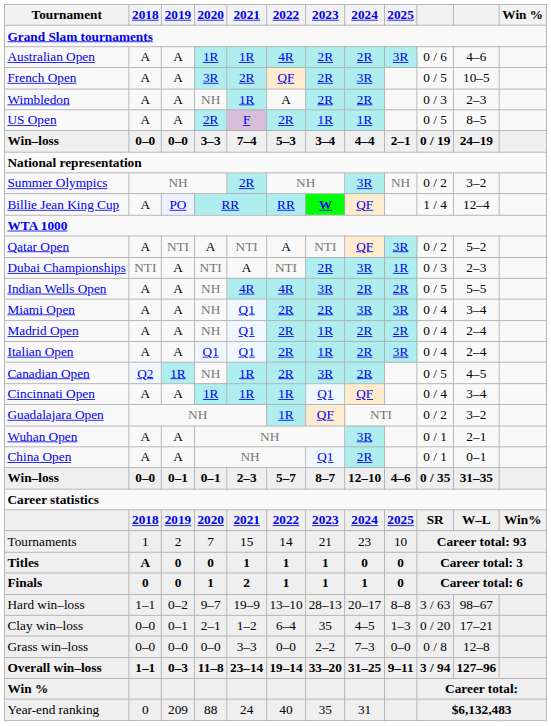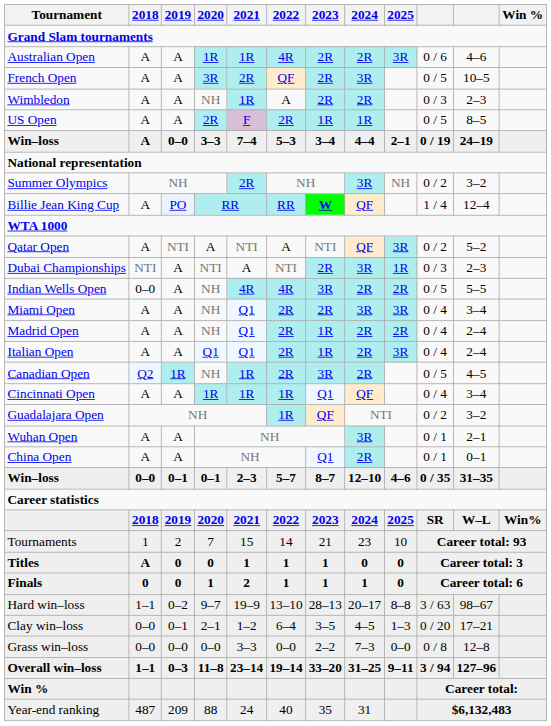(145, 141) 0–0 -> (145, 141) A
(145, 288) A -> (145, 288) 0–0
(325, 625) 35 -> (325, 625) 3–5
(145, 710) 0 -> (145, 710) 487
